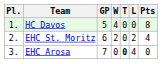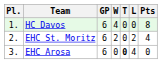(104, 25) 5 -> (104, 25) 6
(104, 52) 7 -> (104, 52) 6
